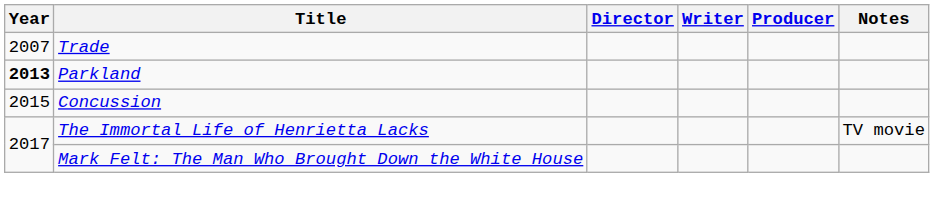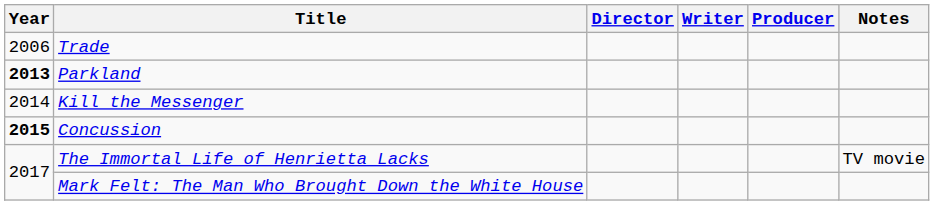(29, 47) 2007 -> (29, 47) 2006
+ row: (151, 103)
(29, 103) normal -> (29, 131) bold
